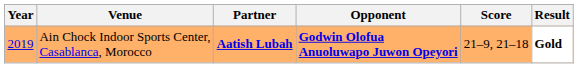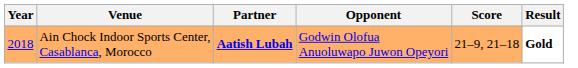(20, 44) 2019 -> (20, 44) 2018
(378, 44) bold -> (373, 44) normal
